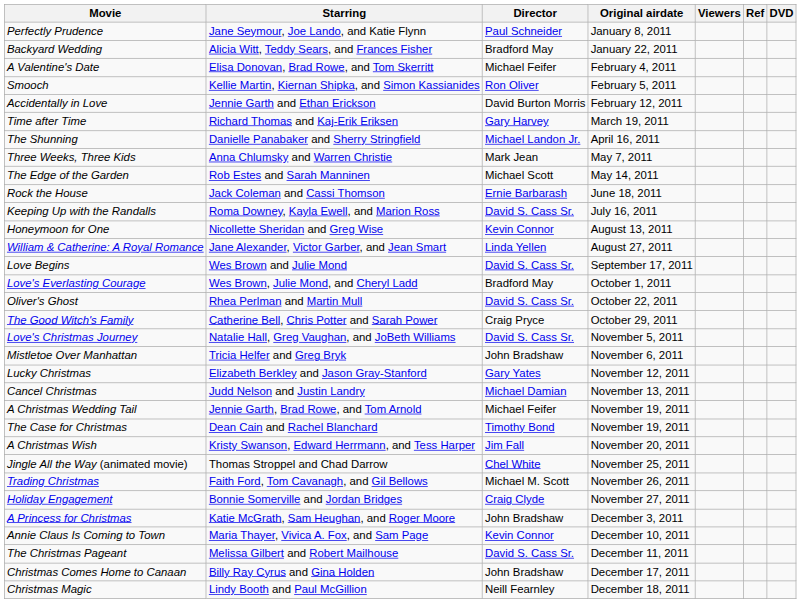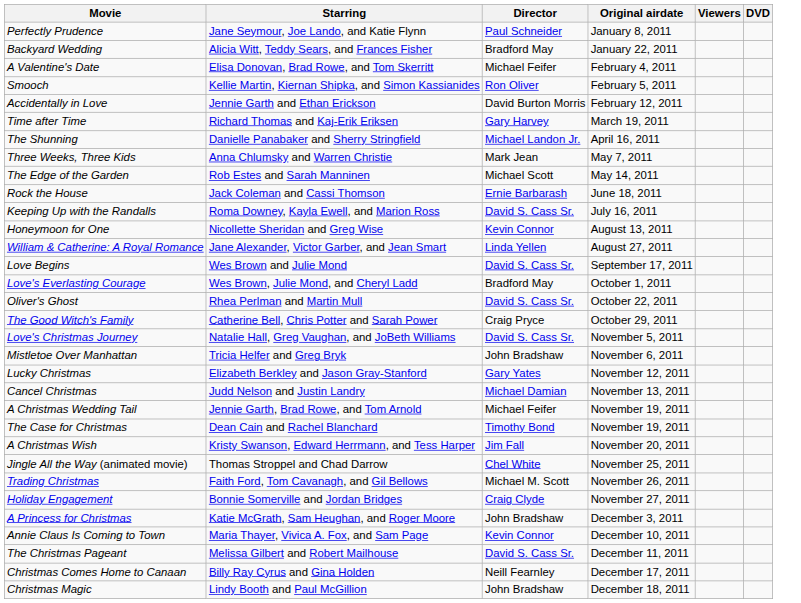- column: (755, 13)
(524, 572) John Bradshaw -> (520, 572) Neill Fearnley
(520, 590) Neill Fearnley -> (524, 590) John Bradshaw
